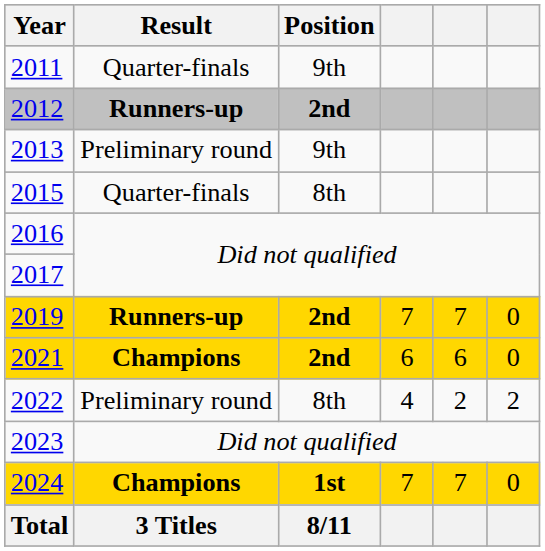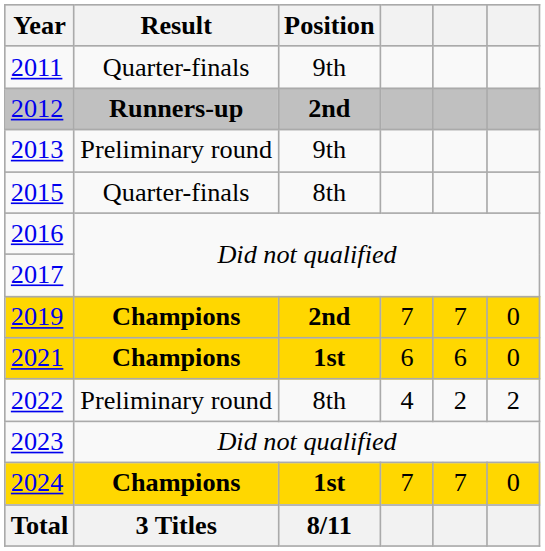(176, 316) Runners-up -> (176, 316) Champions
(329, 358) 2nd -> (329, 358) 1st
